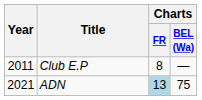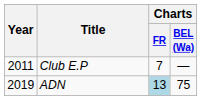(159, 66) 8 -> (159, 66) 7
(21, 85) 2021 -> (21, 85) 2019
